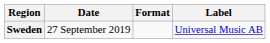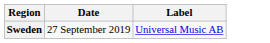- column: (152, 13)
